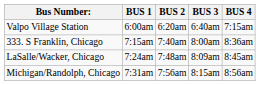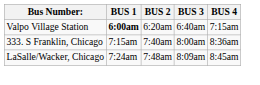(139, 27) normal -> (124, 27) bold
- row: (63, 73)
